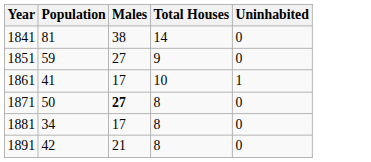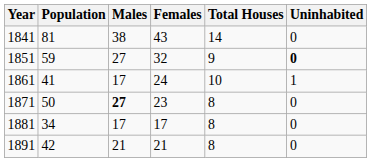+ column: (178, 15)
(239, 59) normal -> (293, 59) bold
